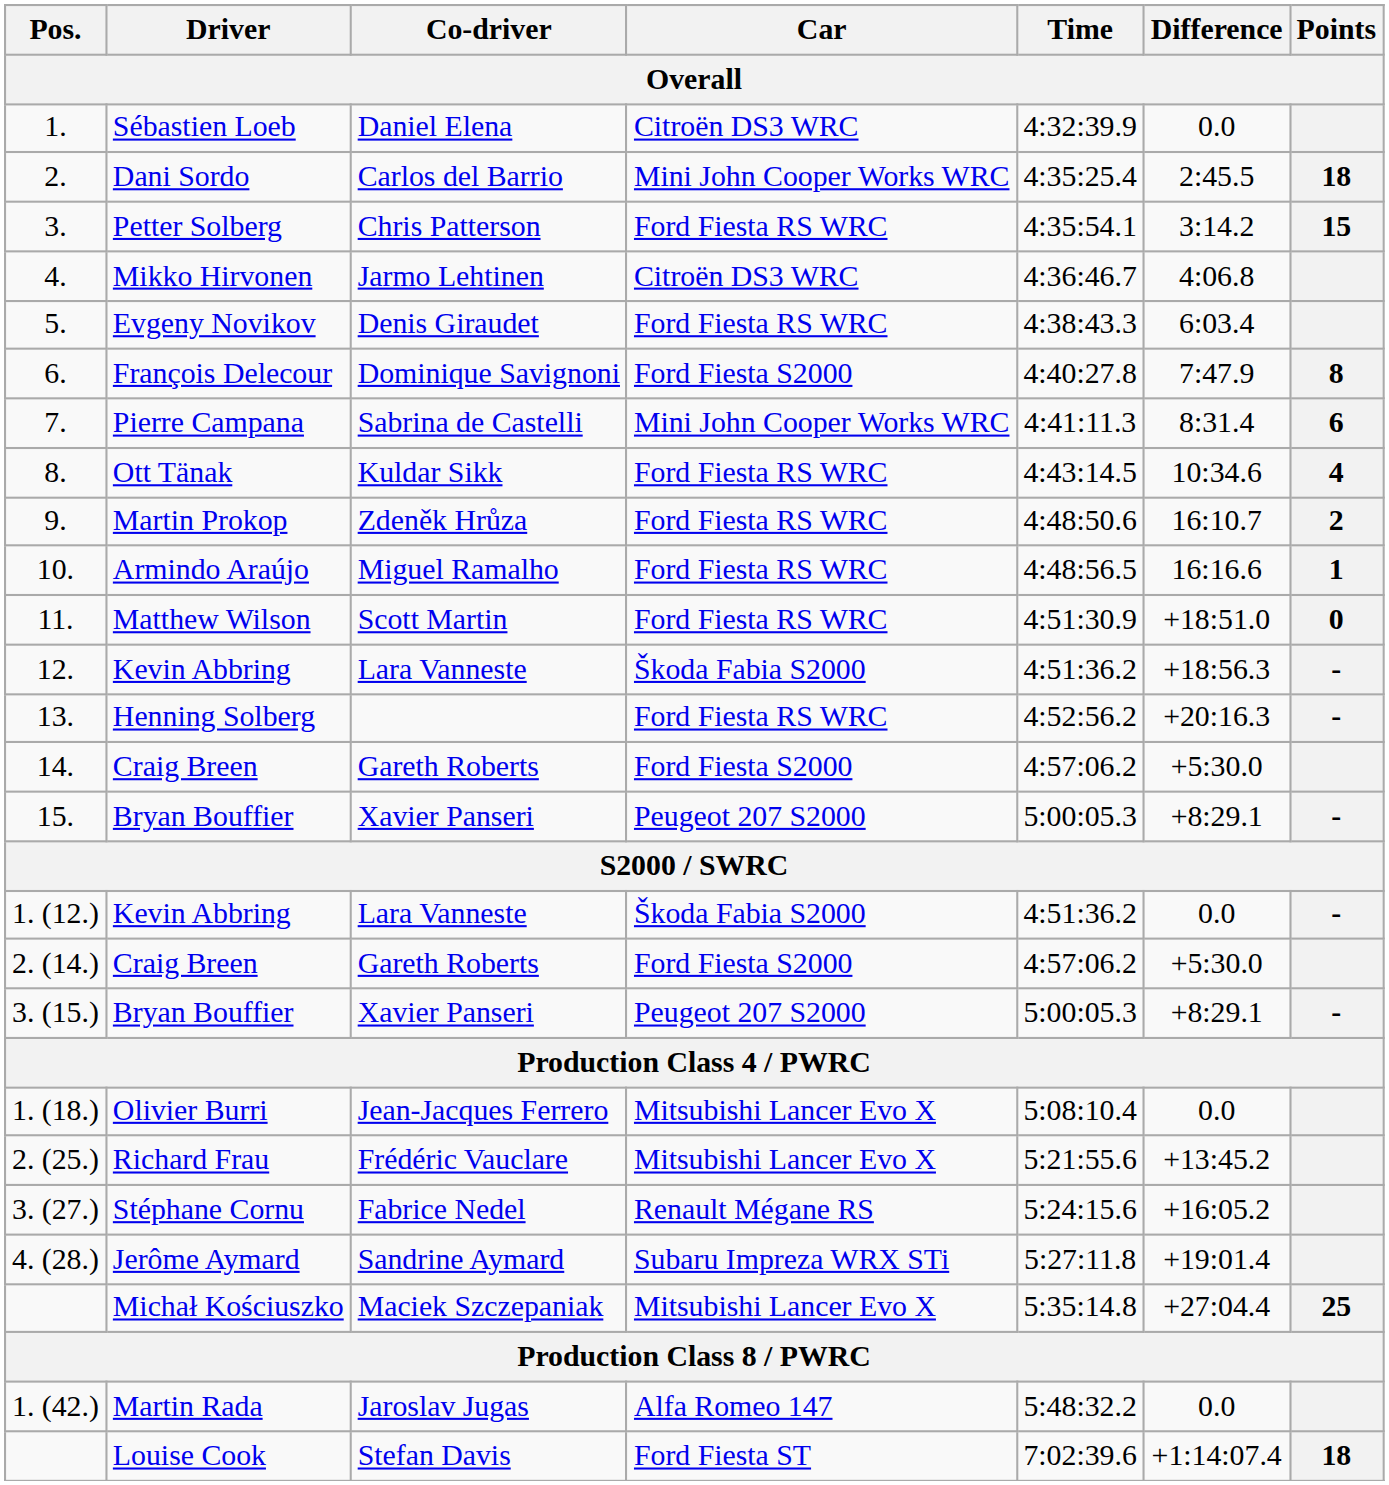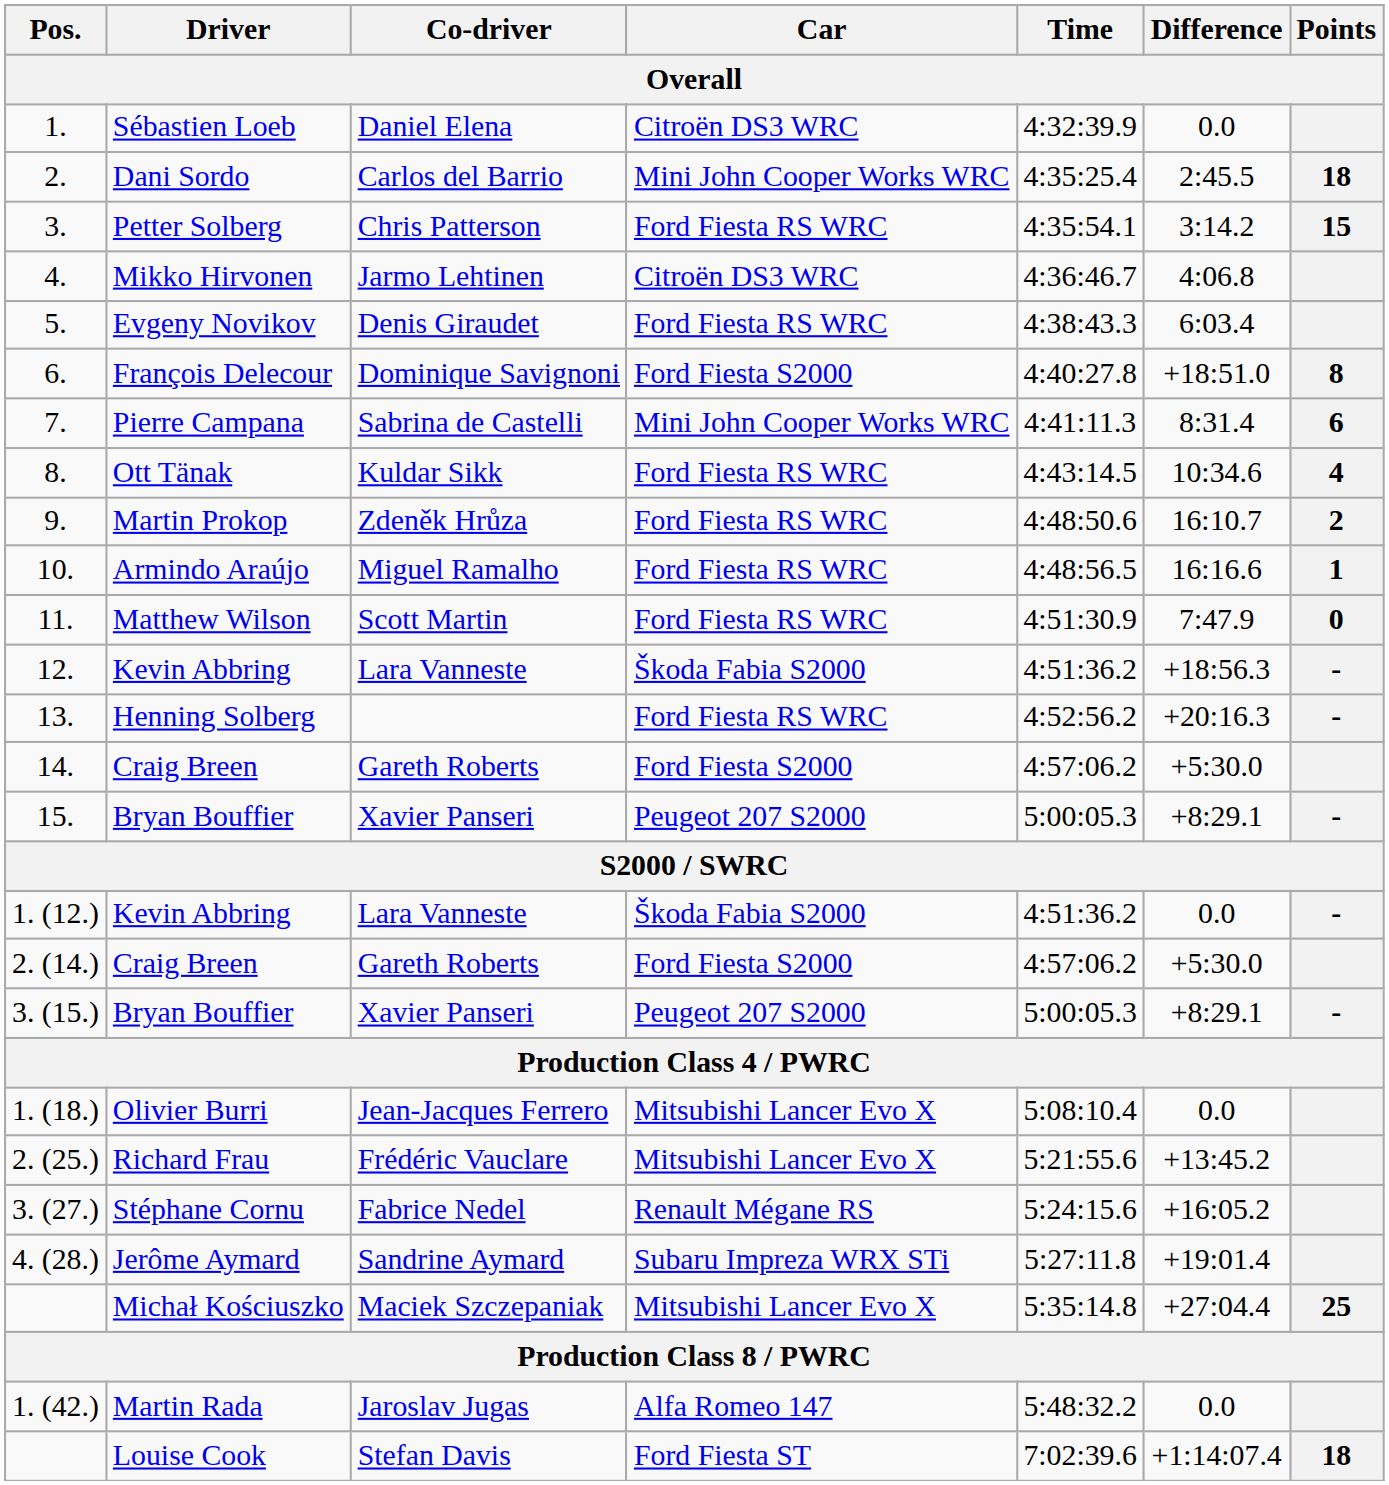(1217, 373) 7:47.9 -> (1217, 373) +18:51.0
(1217, 619) +18:51.0 -> (1217, 619) 7:47.9
